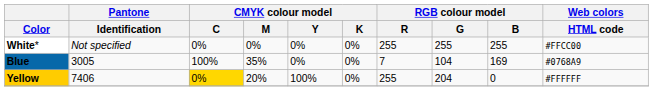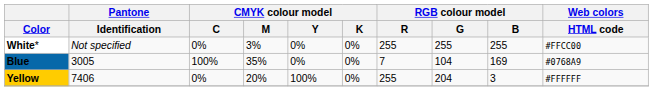(253, 45) 0% -> (253, 45) 3%
(199, 78) gold background -> (199, 78) no background
(493, 78) 0 -> (493, 78) 3
